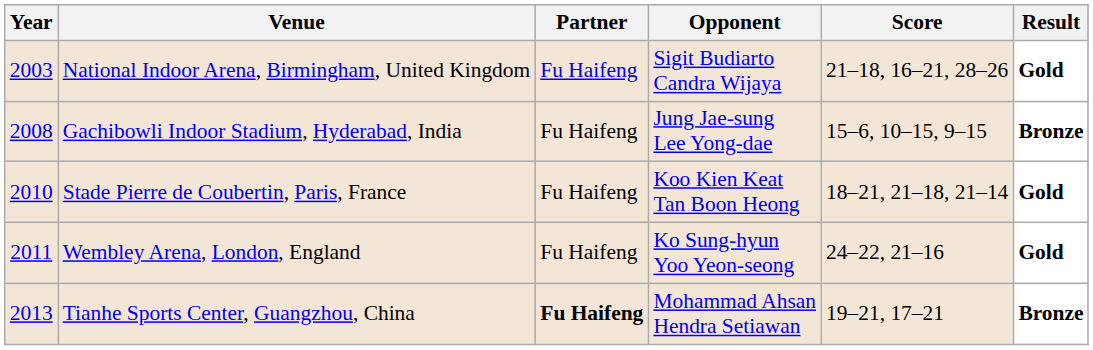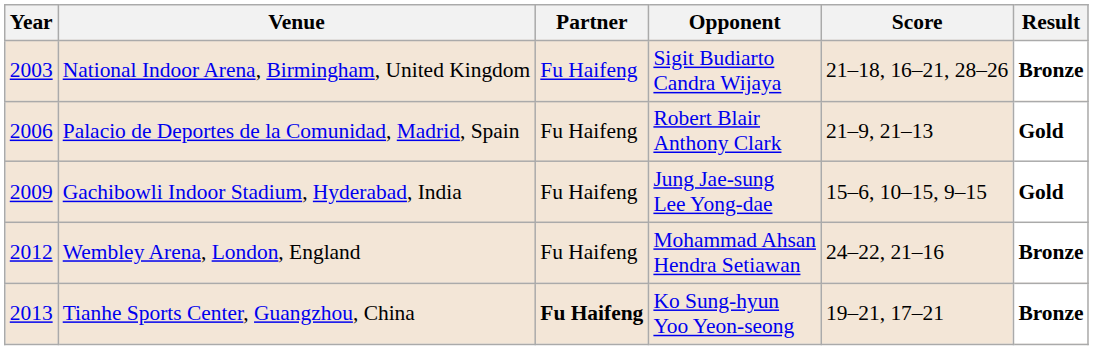(1041, 70) Gold -> (1051, 70) Bronze
+ row: (291, 131)
(31, 131) 2008 -> (31, 192) 2009
(1051, 131) Bronze -> (1041, 192) Gold
- row: (235, 192)
(31, 252) 2011 -> (31, 252) 2012
(724, 252) Ko Sung-hyun Yoo Yeon-seong -> (735, 252) Mohammad Ahsan Hendra Setiawan
(1041, 252) Gold -> (1051, 252) Bronze
(735, 313) Mohammad Ahsan Hendra Setiawan -> (724, 313) Ko Sung-hyun Yoo Yeon-seong
